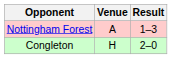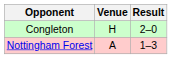rows swapped: (49, 45) <-> (49, 29)
